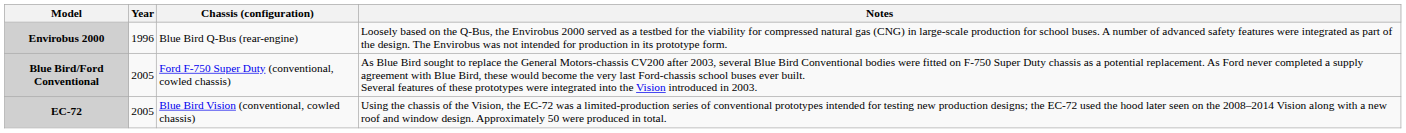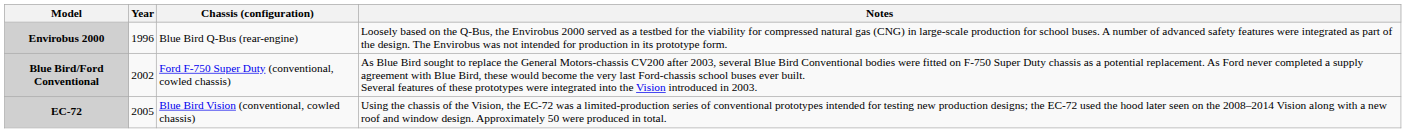(143, 75) 2005 -> (143, 75) 2002
